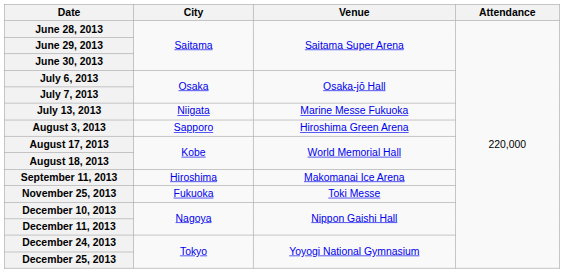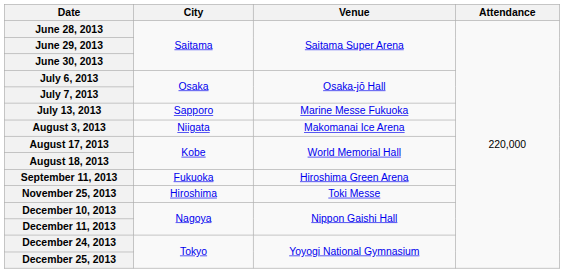(194, 111) Niigata -> (194, 111) Sapporo
(194, 128) Sapporo -> (194, 128) Niigata
(354, 128) Hiroshima Green Arena -> (354, 128) Makomanai Ice Arena
(194, 177) Hiroshima -> (194, 177) Fukuoka
(354, 177) Makomanai Ice Arena -> (354, 177) Hiroshima Green Arena
(194, 194) Fukuoka -> (194, 194) Hiroshima
